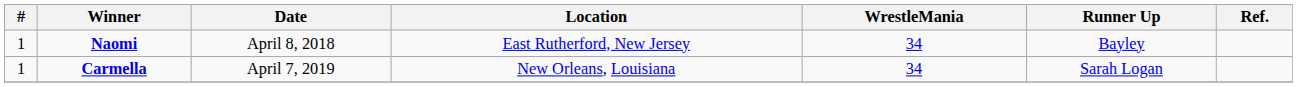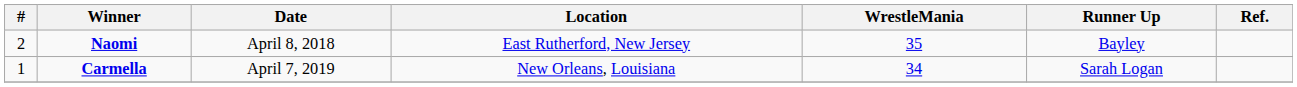(21, 43) 1 -> (21, 43) 2
(914, 43) 34 -> (914, 43) 35
